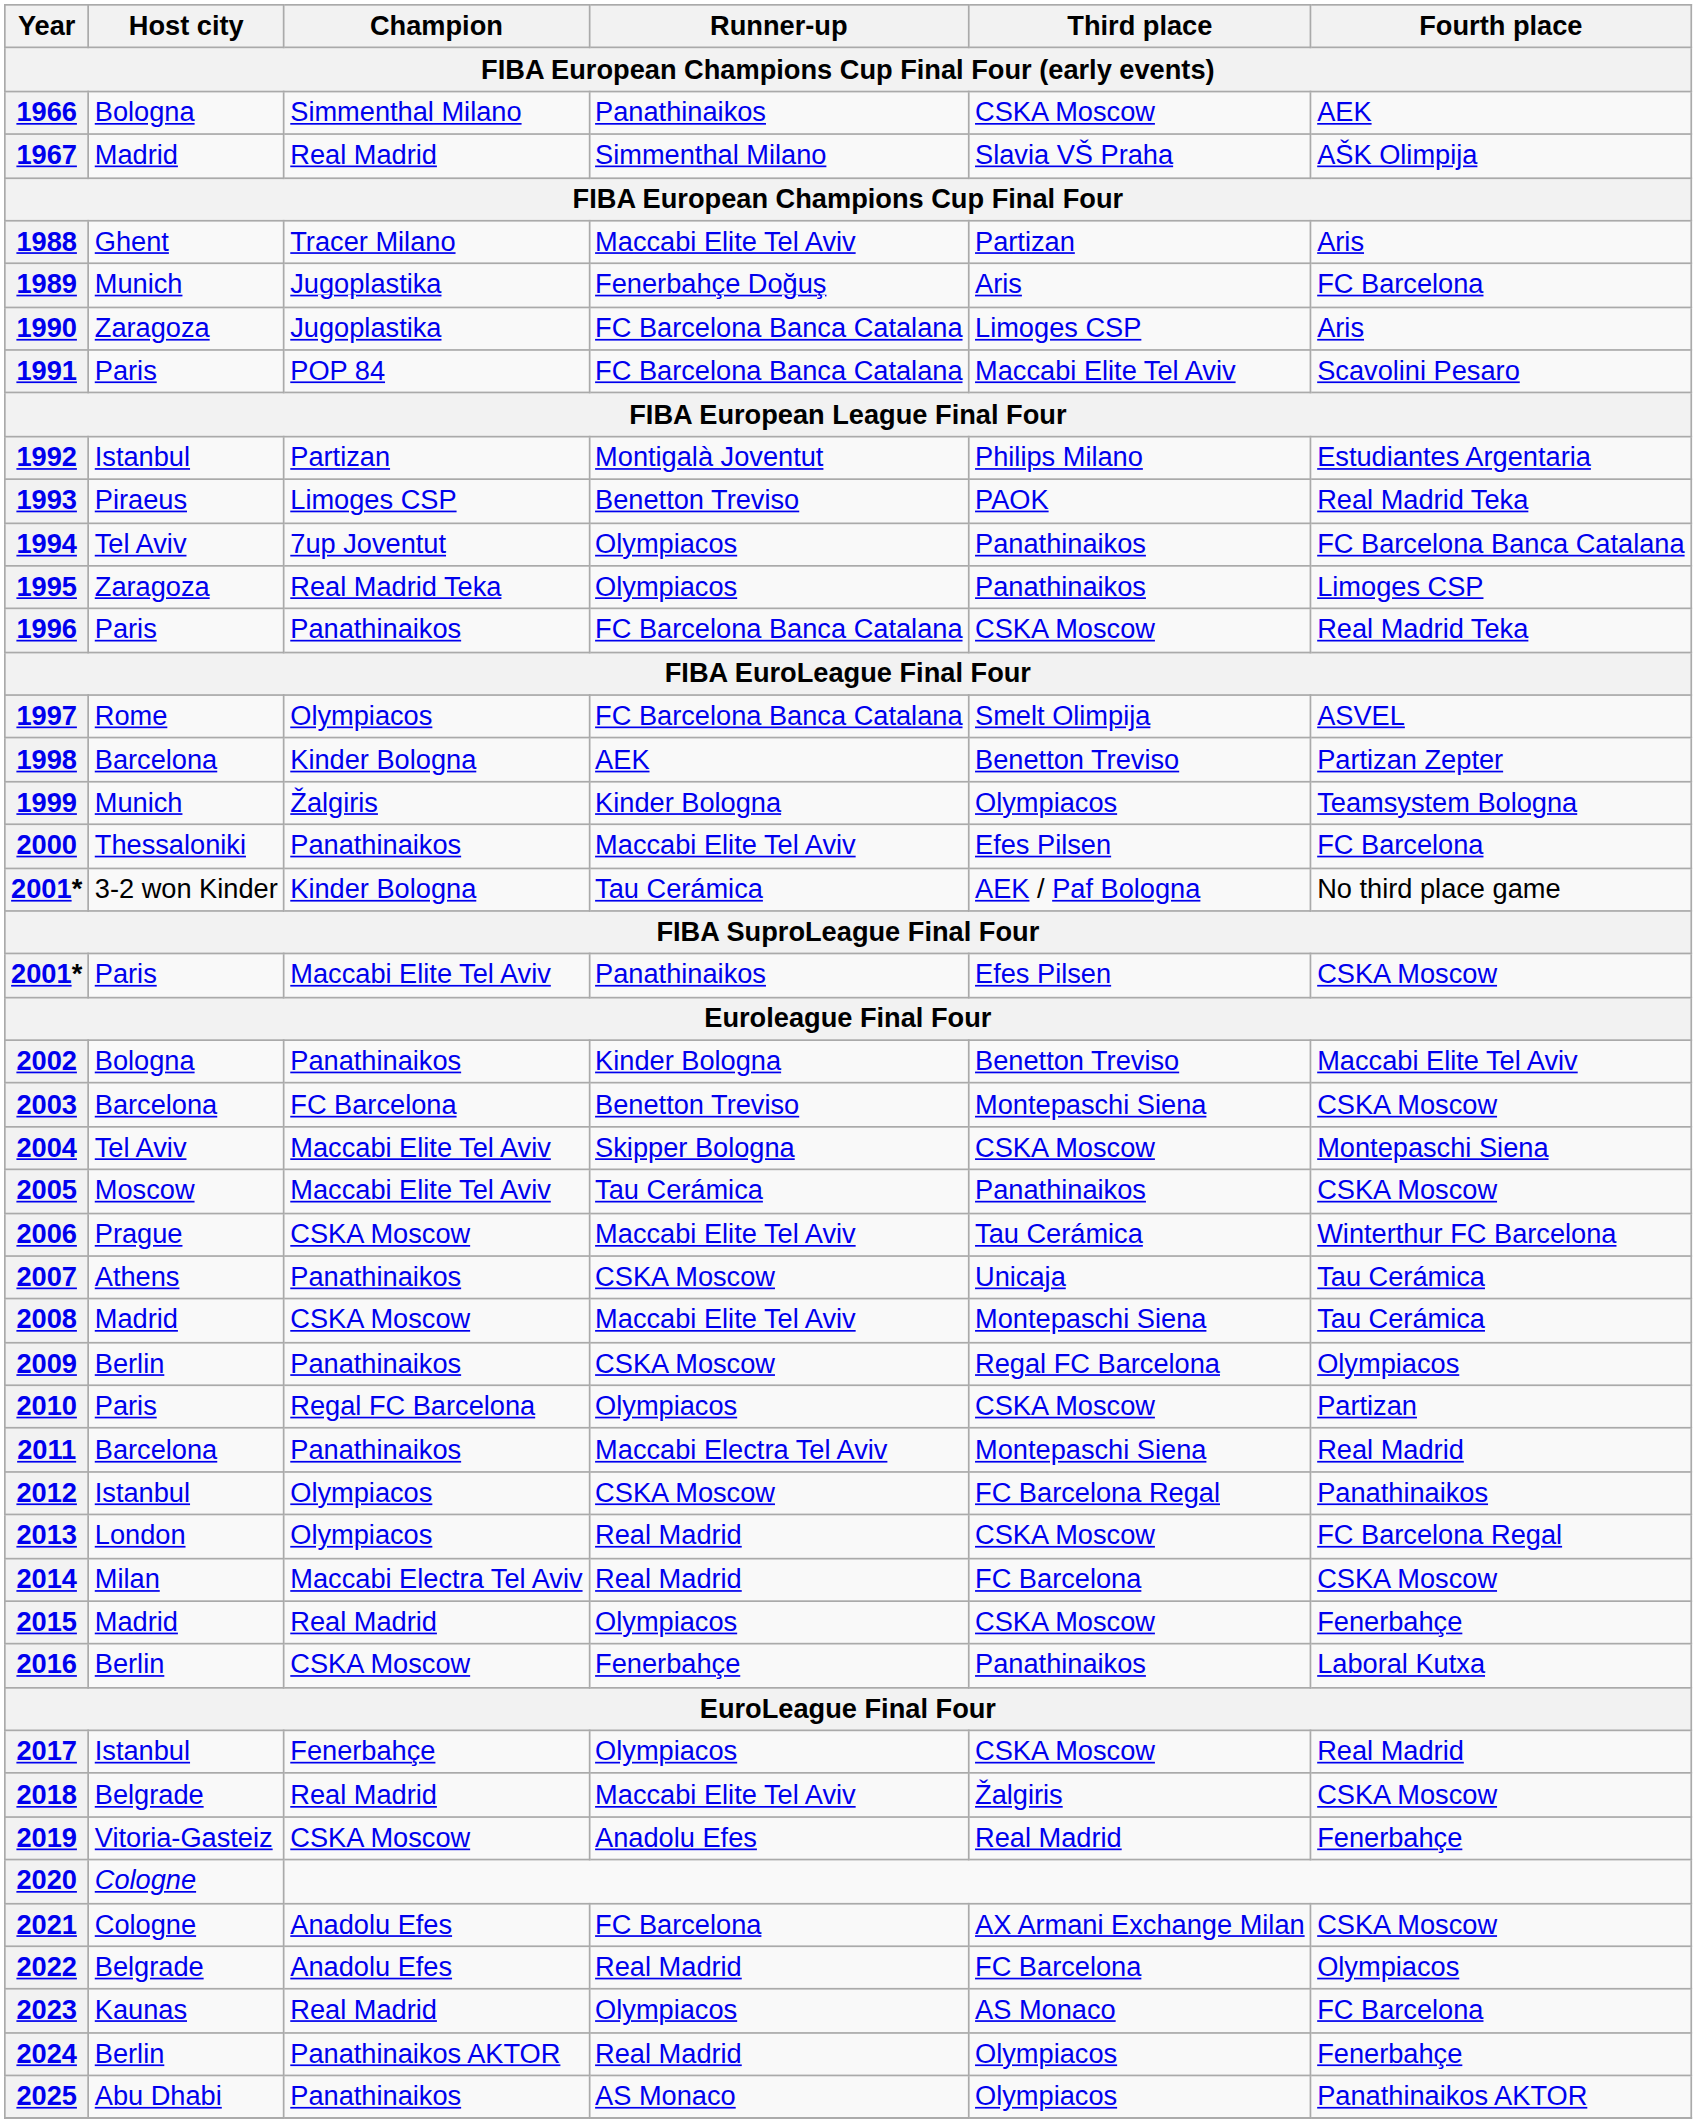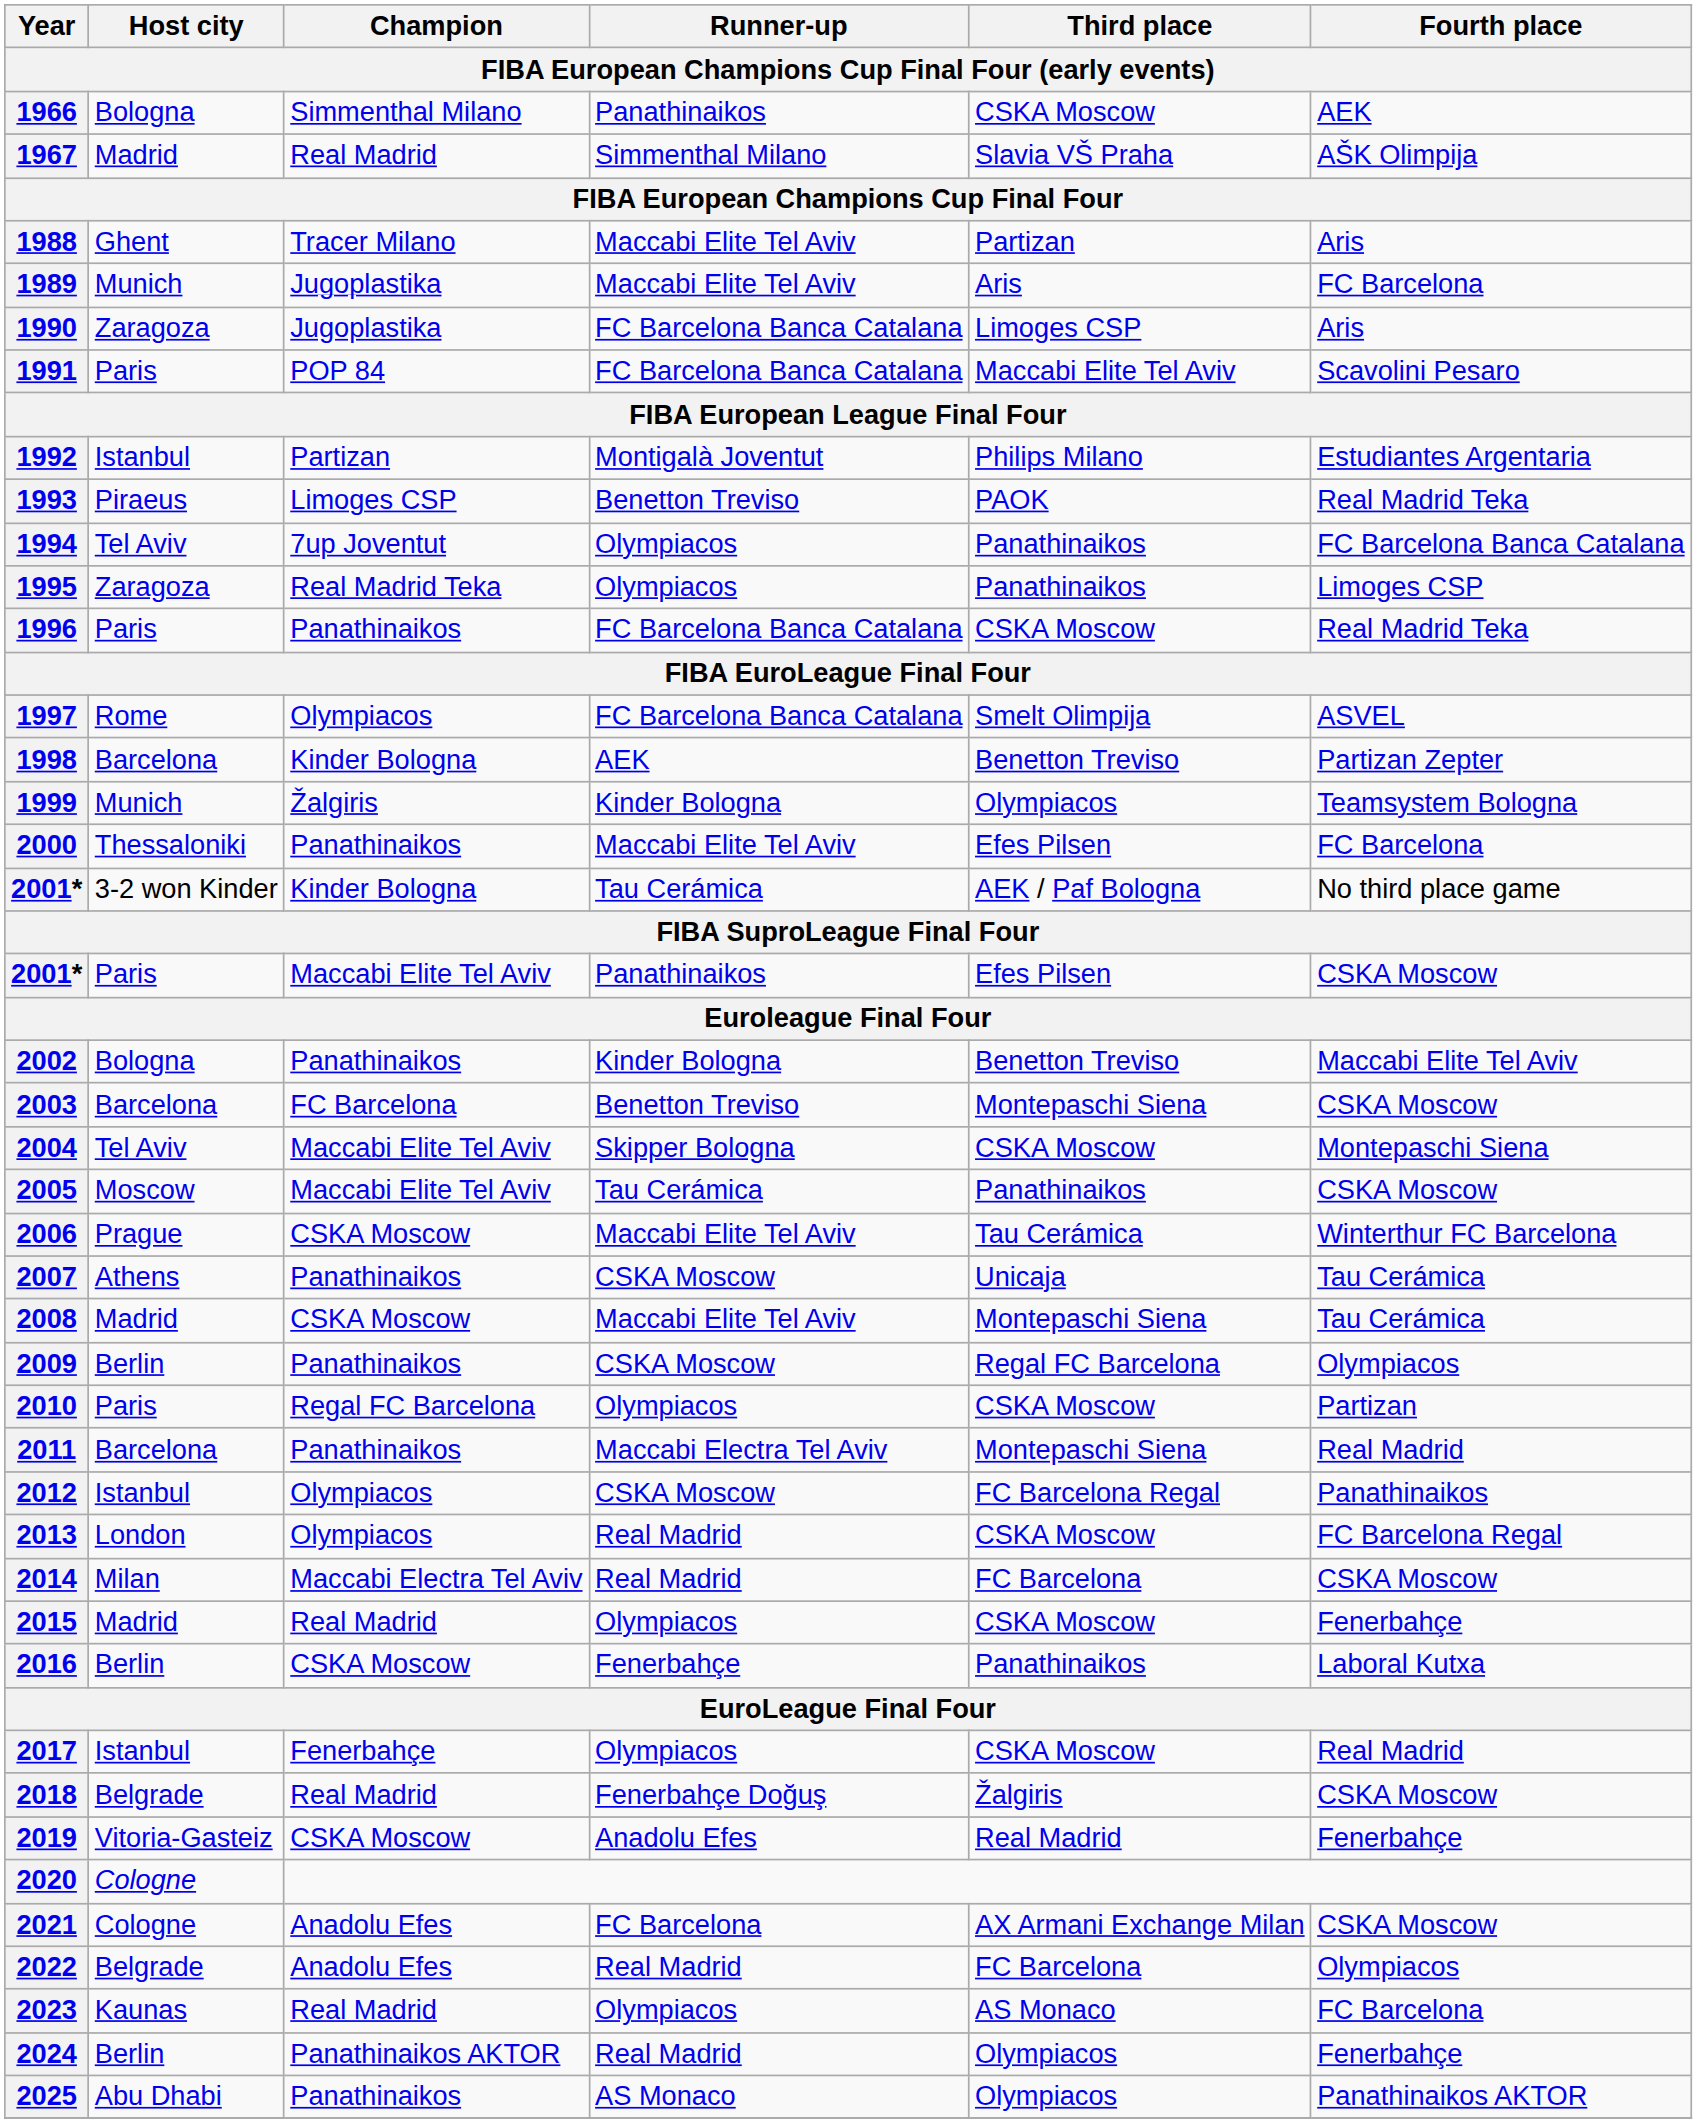(711, 284) Fenerbahçe Doğuş -> (725, 284) Maccabi Elite Tel Aviv
(725, 1794) Maccabi Elite Tel Aviv -> (711, 1794) Fenerbahçe Doğuş
